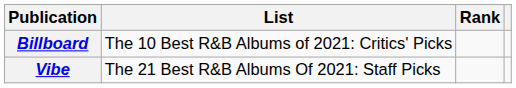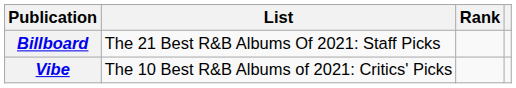(279, 43) The 10 Best R&B Albums of 2021: Critics' Picks -> (273, 43) The 21 Best R&B Albums Of 2021: Staff Picks
(273, 69) The 21 Best R&B Albums Of 2021: Staff Picks -> (279, 69) The 10 Best R&B Albums of 2021: Critics' Picks
